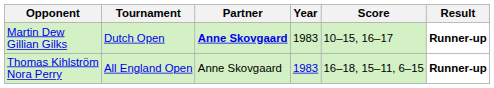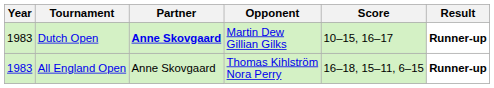columns swapped: (306, 14) <-> (53, 14)
